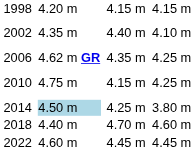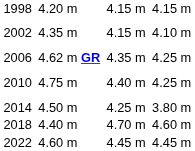(126, 33) 4.40 m -> (126, 33) 4.15 m
(126, 83) 4.15 m -> (126, 83) 4.40 m
(58, 107) lightblue background -> (58, 107) no background
